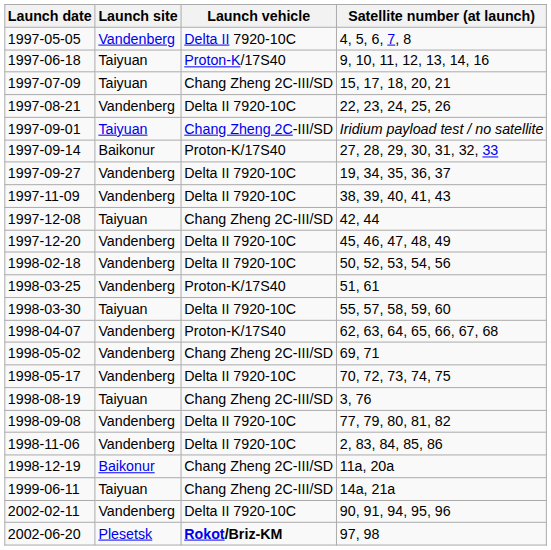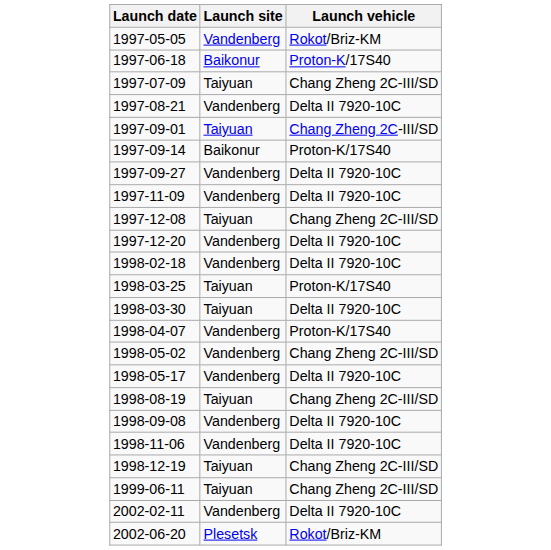- column: (442, 16)
(240, 38) Delta II 7920-10C -> (335, 38) Rokot/Briz-KM
(123, 61) Taiyuan -> (232, 61) Baikonur
(137, 286) Vandenberg -> (228, 286) Taiyuan
(127, 466) Baikonur -> (228, 466) Taiyuan
(233, 534) bold -> (335, 534) normal
